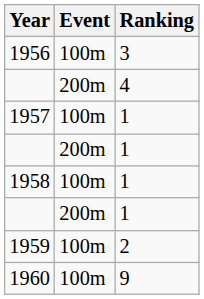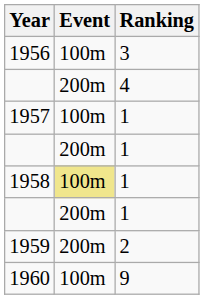(82, 181) no background -> (82, 181) khaki background
(82, 246) 100m -> (82, 246) 200m
